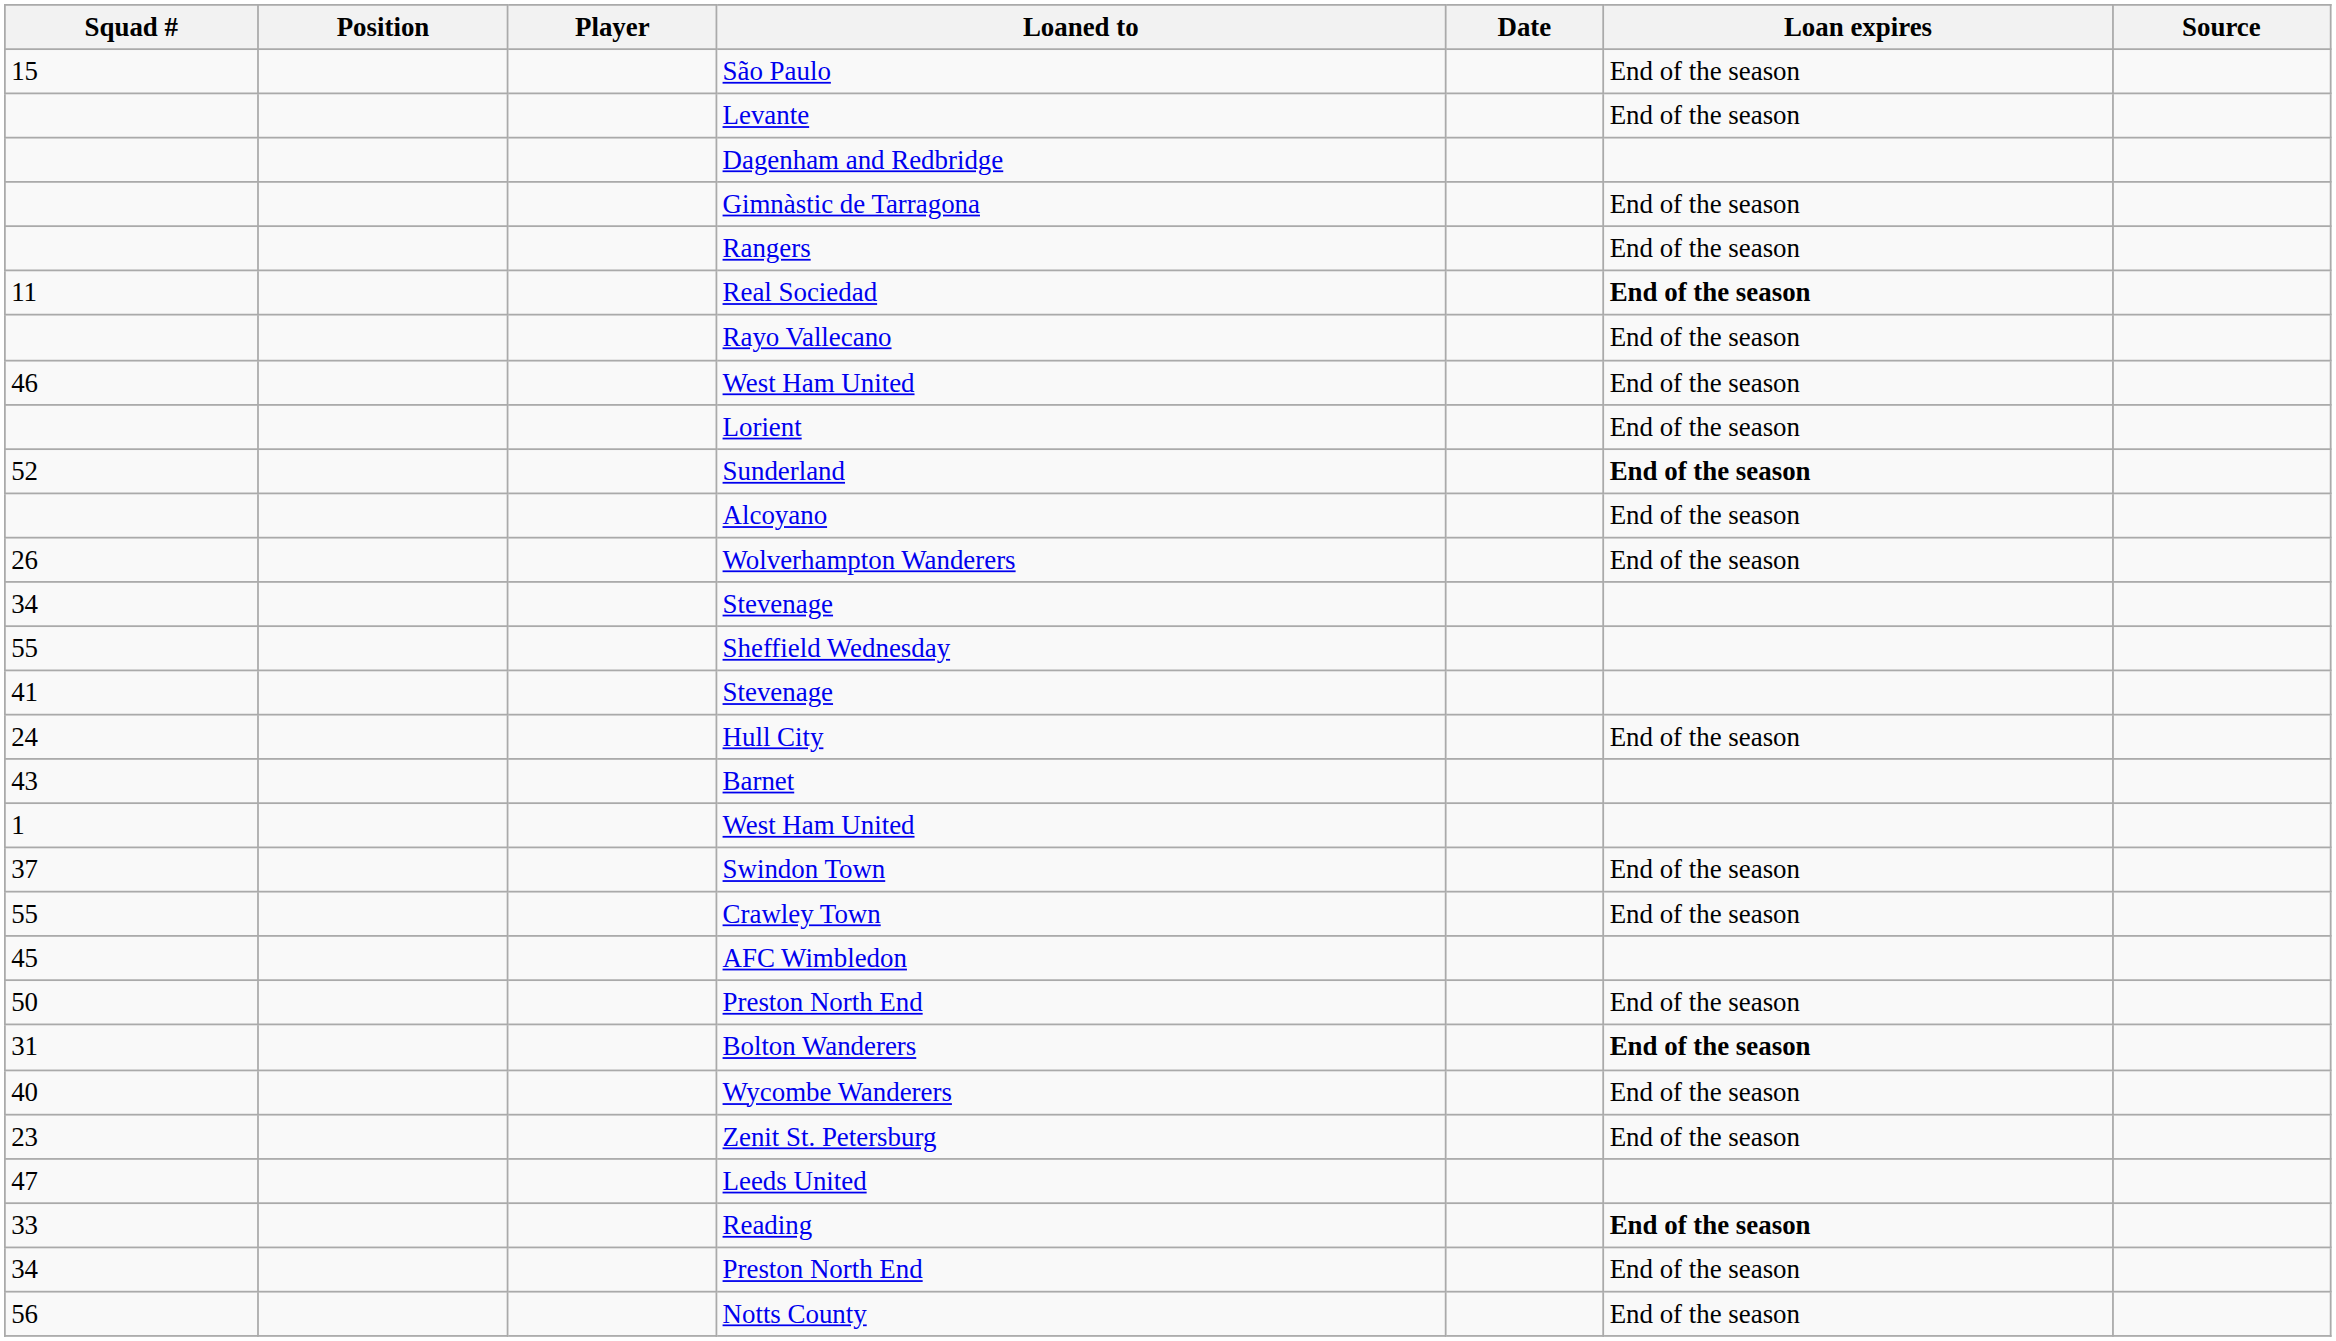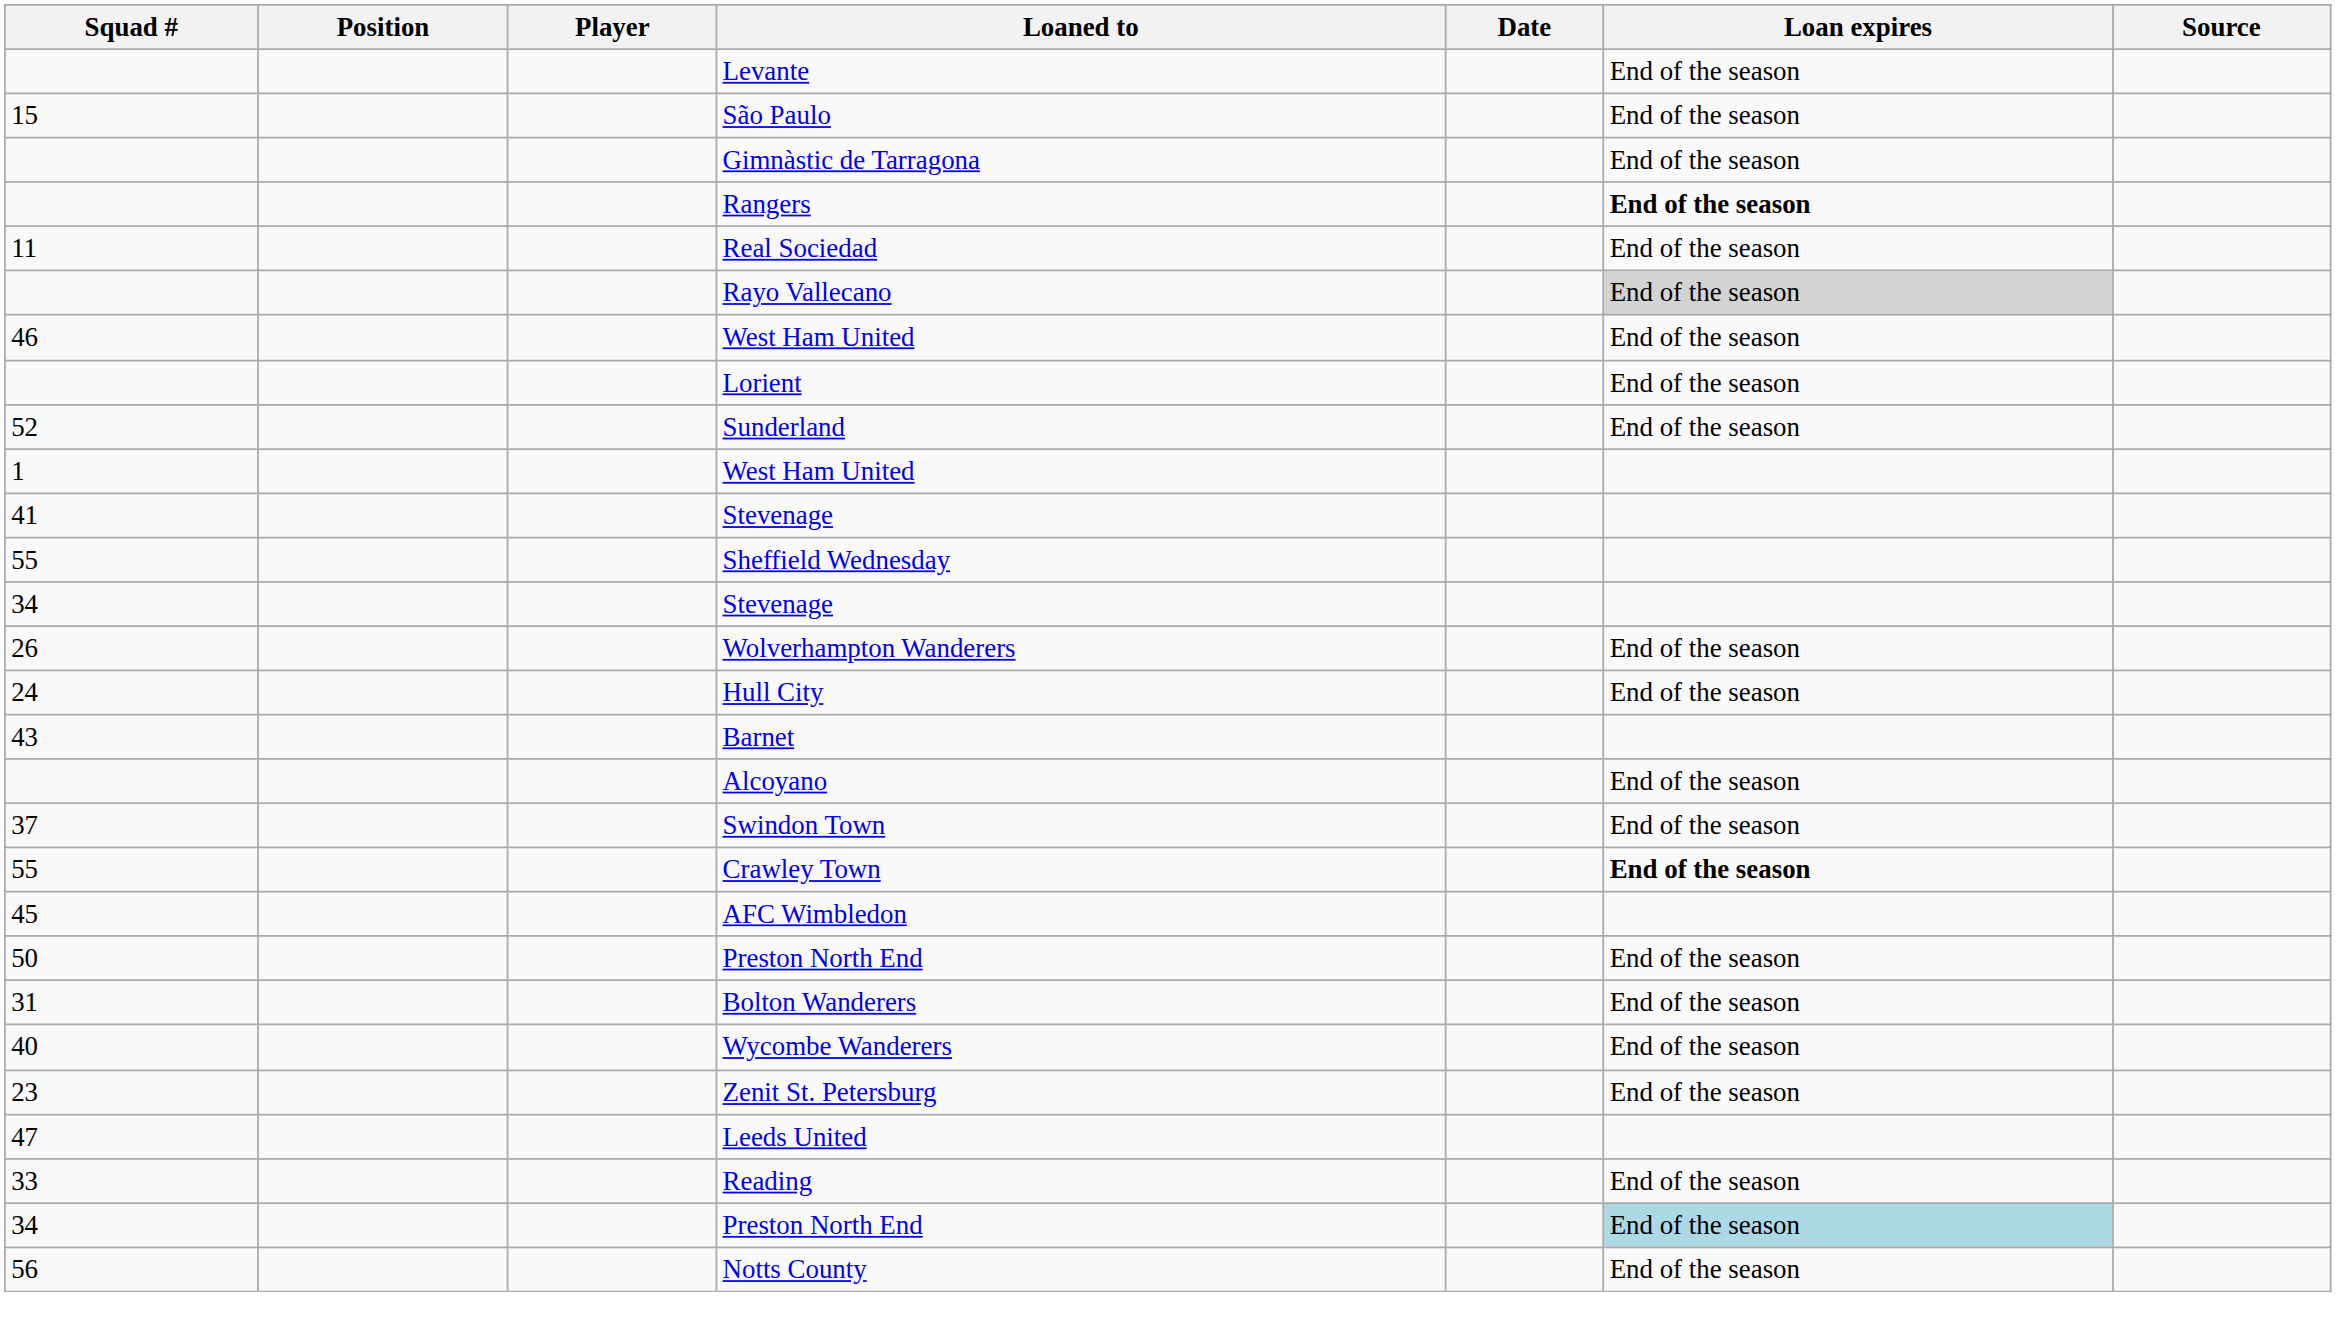rows swapped: (131, 116) <-> (25, 71)
- row: (131, 160)
(1705, 248) normal -> (1710, 204) bold
(1710, 293) bold -> (1705, 248) normal
(1705, 337) no background -> (1705, 293) lightgrey background
(1710, 470) bold -> (1705, 426) normal
rows swapped: (18, 825) <-> (131, 515)
rows swapped: (25, 692) <-> (25, 559)
rows swapped: (25, 603) <-> (25, 647)
(1705, 914) normal -> (1710, 869) bold
(1710, 1047) bold -> (1705, 1002) normal
(1710, 1224) bold -> (1705, 1180) normal
(1705, 1268) no background -> (1705, 1224) lightblue background
